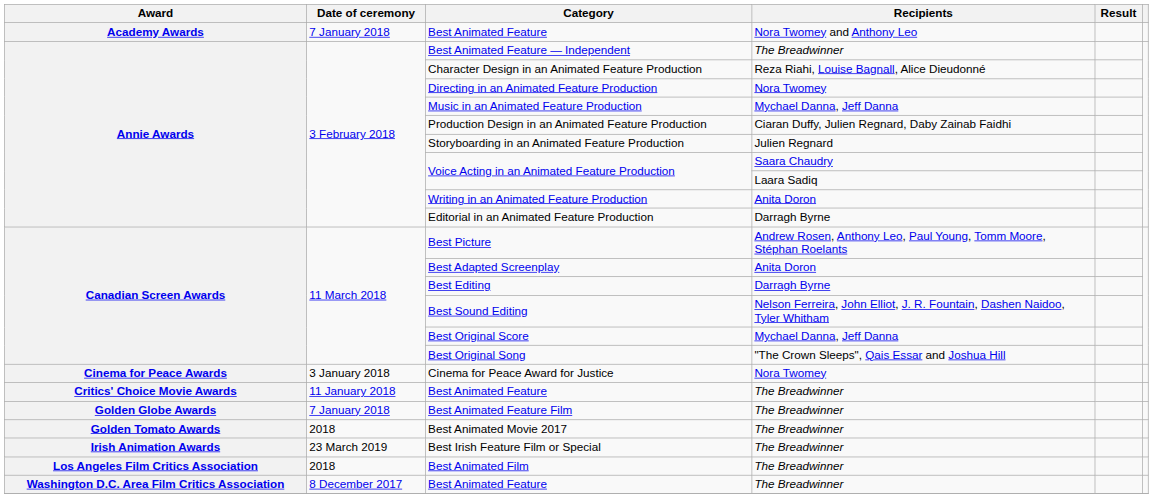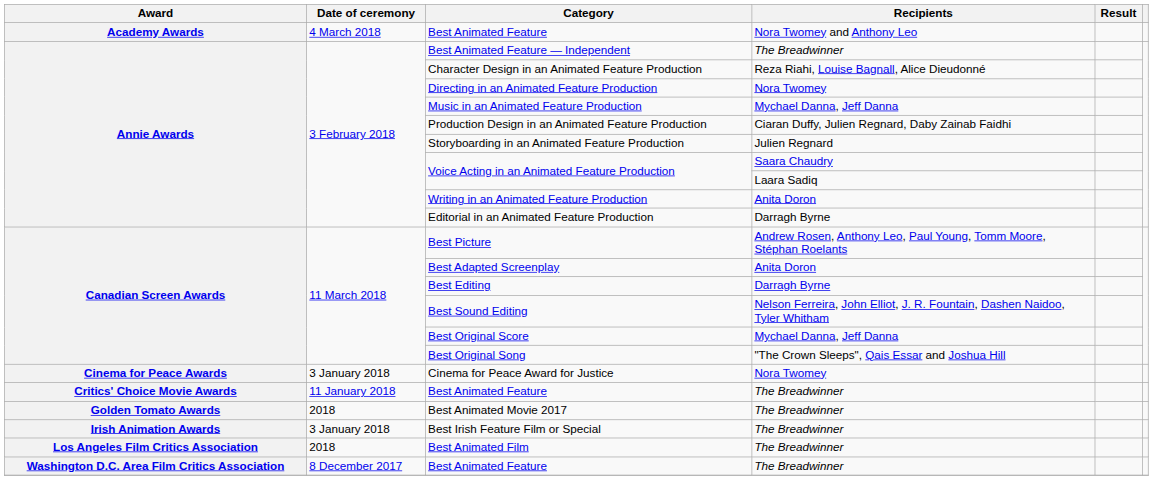(350, 32) 7 January 2018 -> (345, 32) 4 March 2018
- row: (500, 410)
(348, 447) 23 March 2019 -> (350, 429) 3 January 2018
